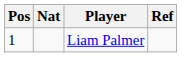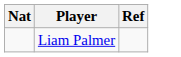- column: (19, 16)
